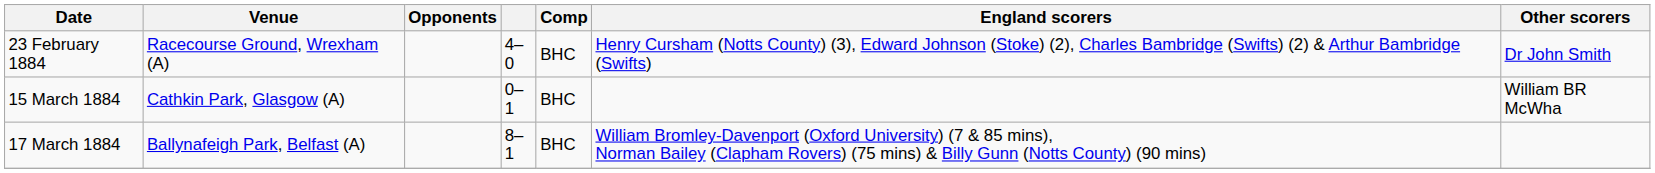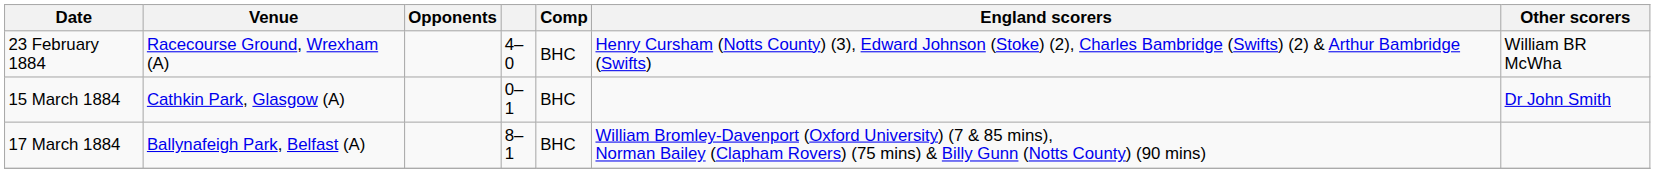(1558, 53) Dr John Smith -> (1546, 53) William BR McWha
(1546, 99) William BR McWha -> (1558, 99) Dr John Smith
